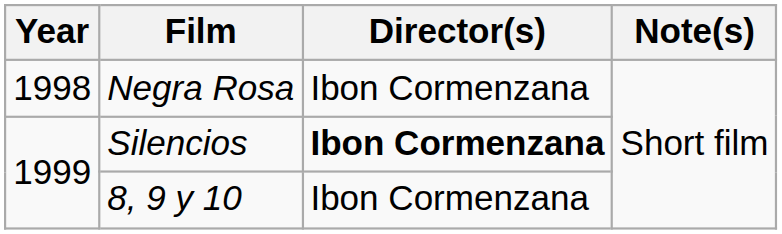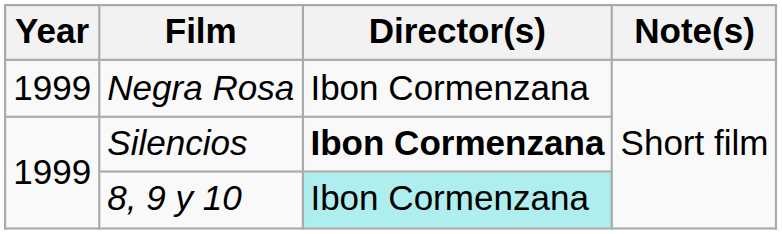(52, 87) 1998 -> (52, 87) 1999
(450, 198) no background -> (450, 198) paleturquoise background
